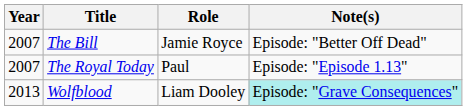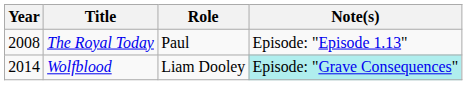- row: (72, 42)
(24, 67) 2007 -> (24, 42) 2008
(24, 92) 2013 -> (24, 67) 2014
